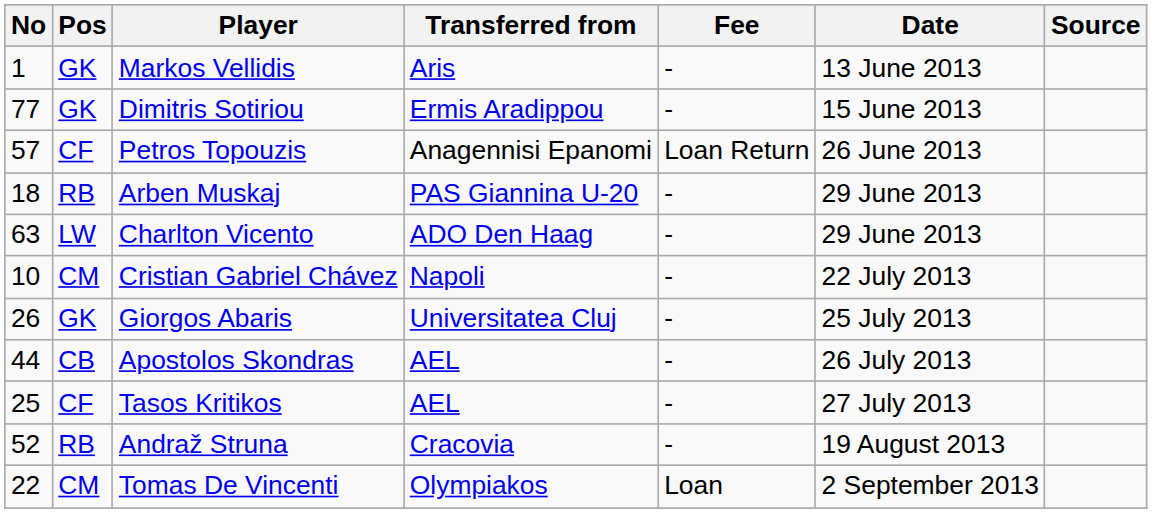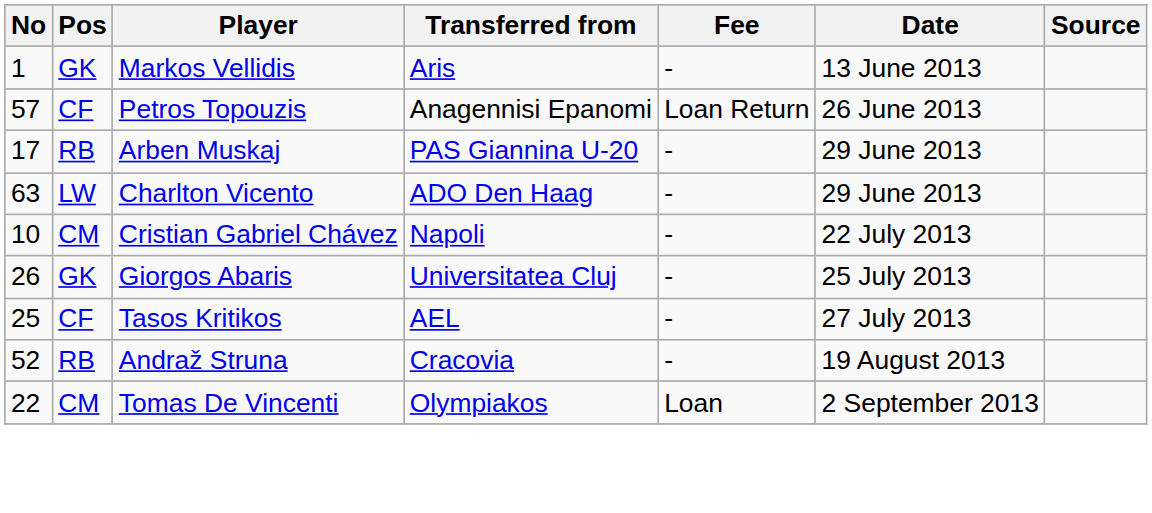- row: (211, 109)
(26, 192) 18 -> (26, 151) 17
- row: (236, 360)
